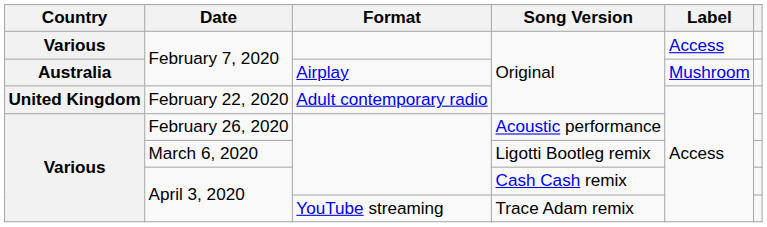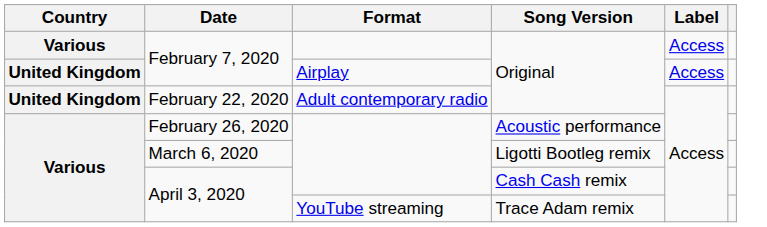(75, 72) Australia -> (75, 72) United Kingdom
(709, 72) Mushroom -> (697, 72) Access
